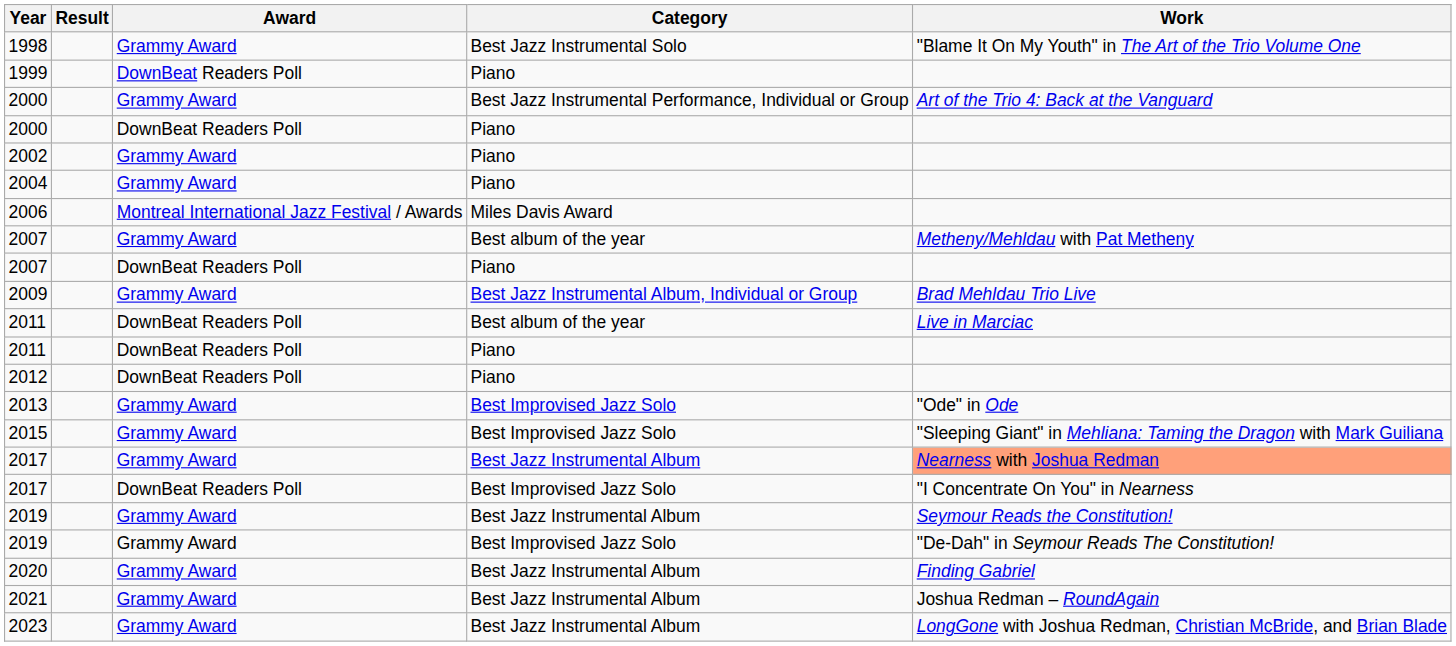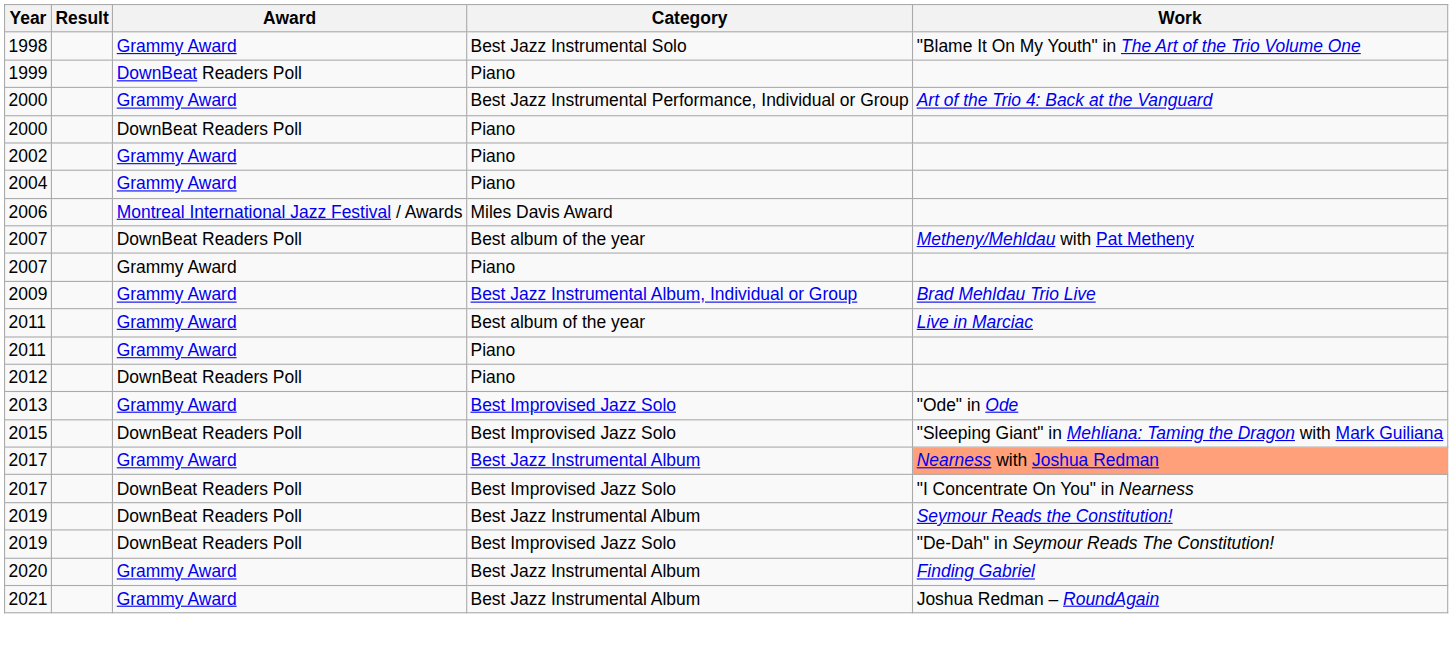(177, 239) Grammy Award -> (209, 239) DownBeat Readers Poll
(209, 267) DownBeat Readers Poll -> (177, 267) Grammy Award
(209, 322) DownBeat Readers Poll -> (177, 322) Grammy Award
(209, 350) DownBeat Readers Poll -> (177, 350) Grammy Award
(177, 433) Grammy Award -> (209, 433) DownBeat Readers Poll
(177, 516) Grammy Award -> (209, 516) DownBeat Readers Poll
(177, 543) Grammy Award -> (209, 543) DownBeat Readers Poll
- row: (28, 626)
